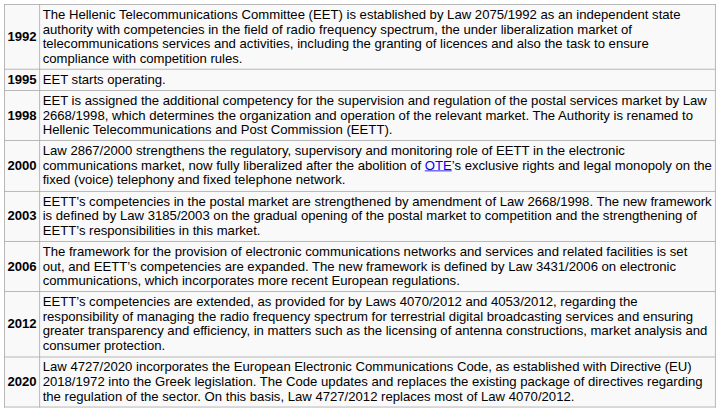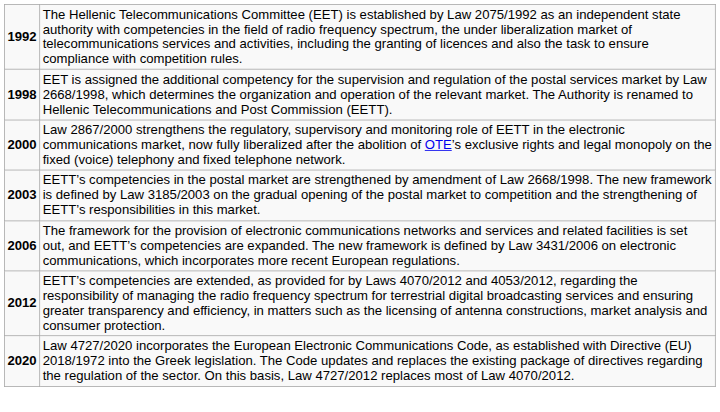- row: (104, 79)
